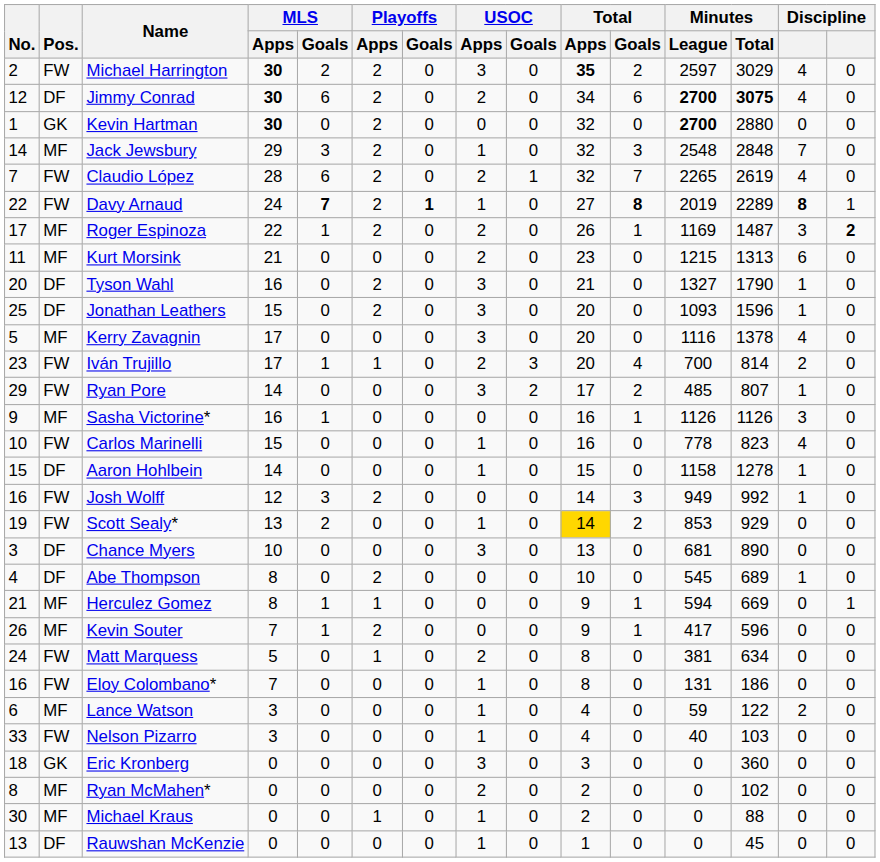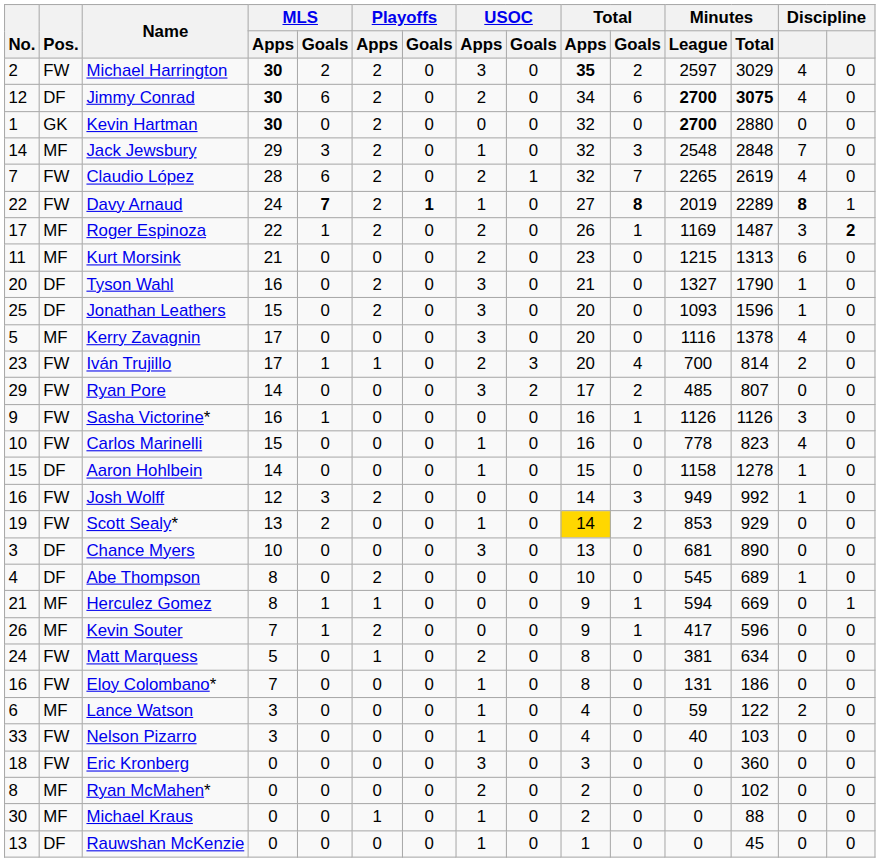(802, 390) 1 -> (802, 390) 0
(55, 417) MF -> (56, 417) FW
(55, 763) GK -> (56, 763) FW
